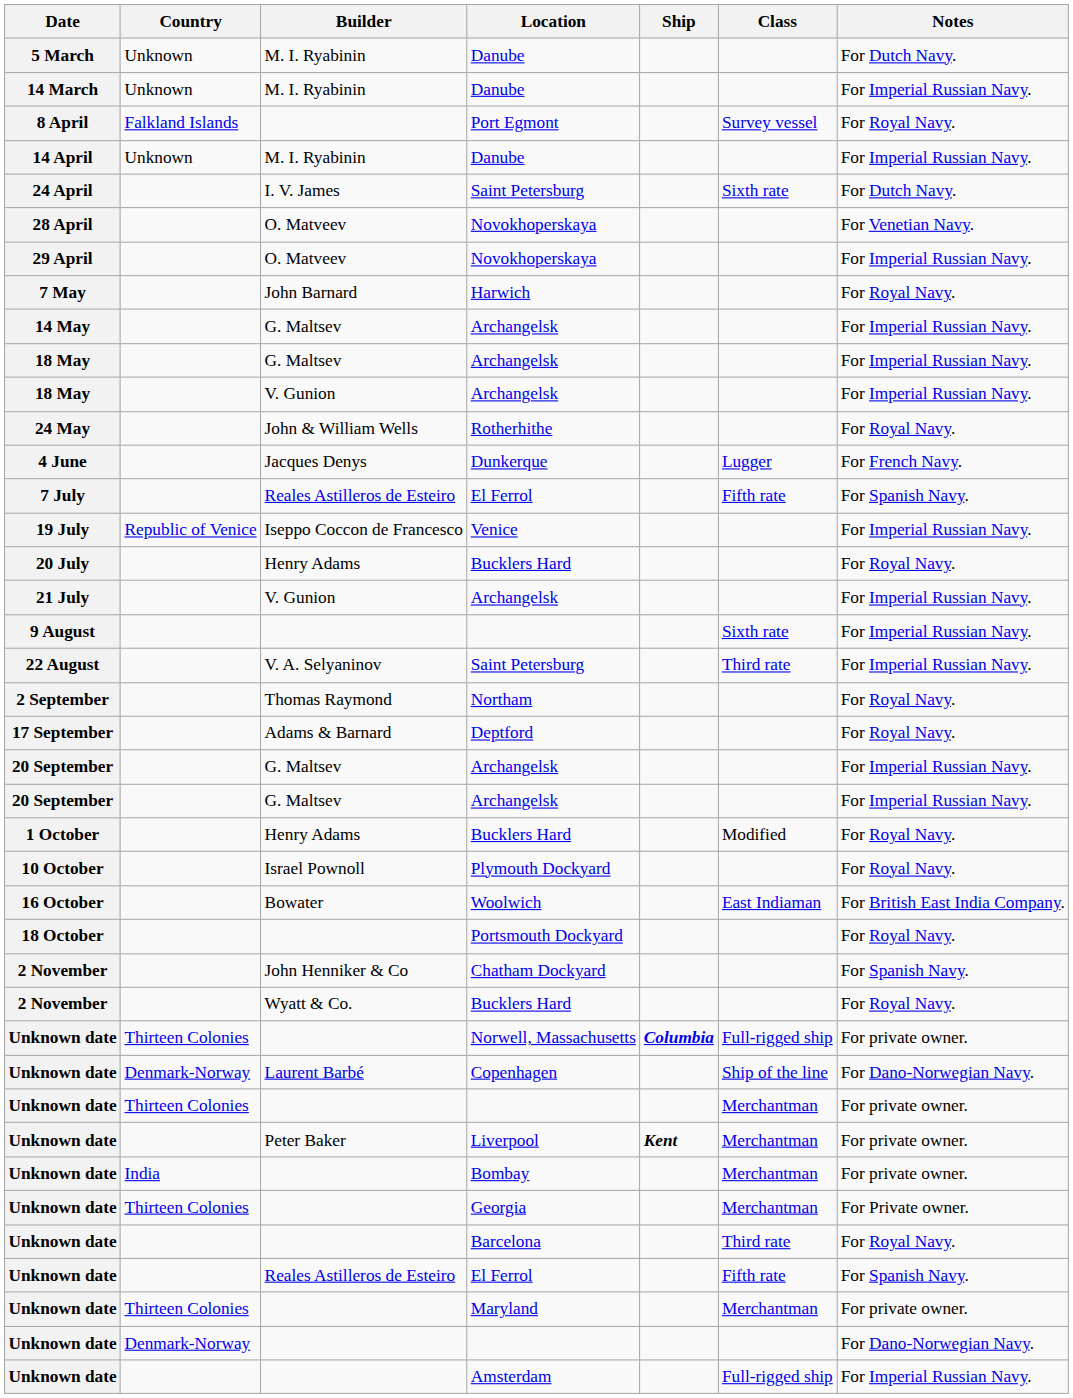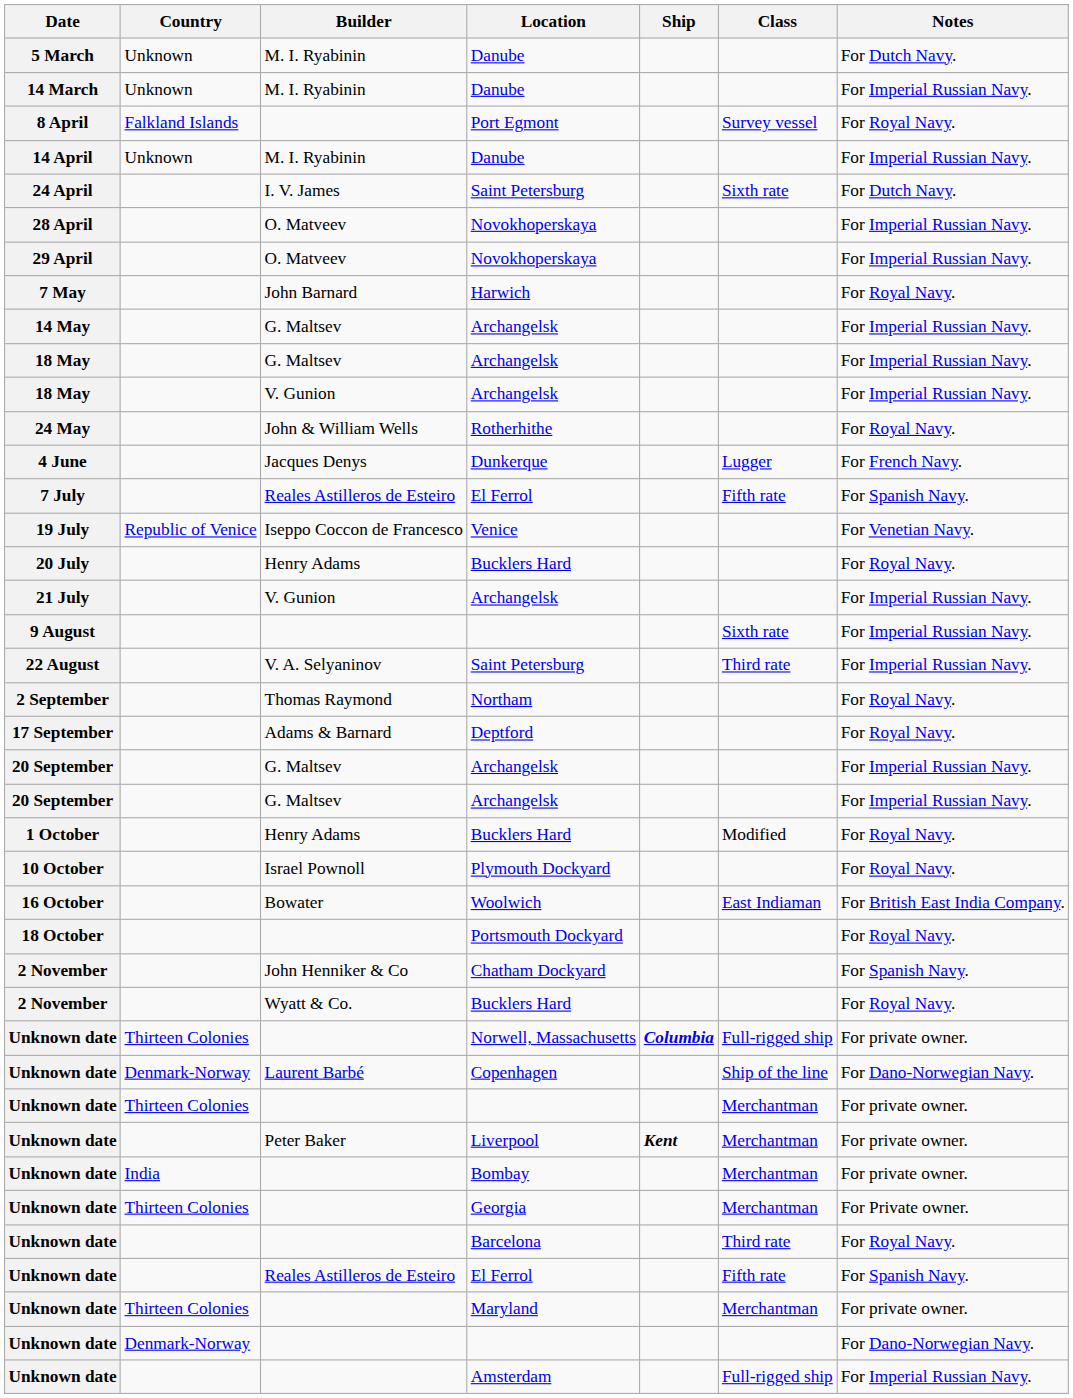(907, 224) For Venetian Navy. -> (936, 224) For Imperial Russian Navy.
(936, 529) For Imperial Russian Navy. -> (907, 529) For Venetian Navy.
